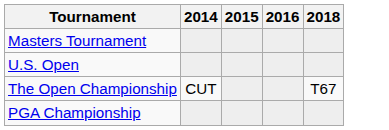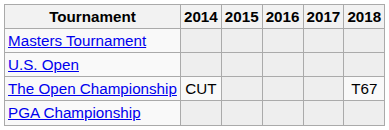+ column: (323, 17)
